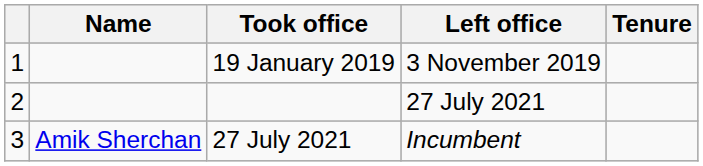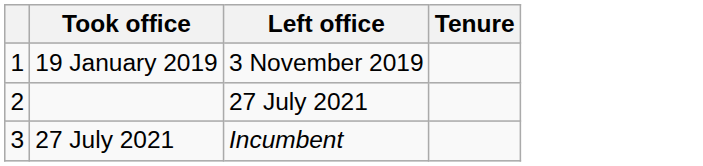- column: (118, 23)
